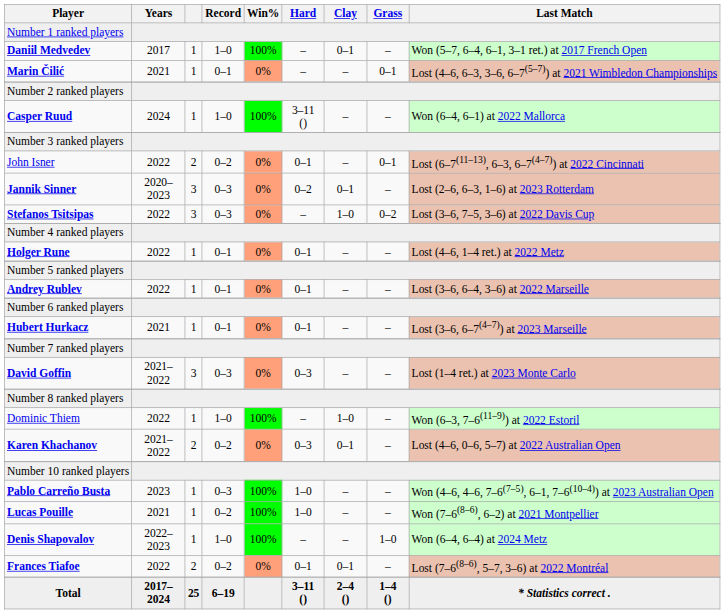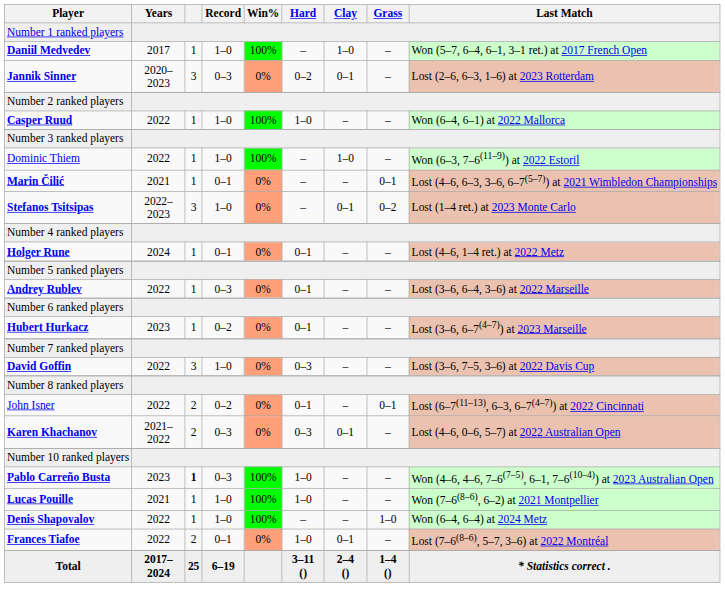(345, 50) 0–1 -> (345, 50) 1–0
rows swapped: (42, 188) <-> (36, 70)
(159, 116) 2024 -> (159, 119) 2022
(303, 116) 3–11 () -> (303, 119) 1–0
rows swapped: (43, 418) <-> (31, 161)
(159, 213) 2022 -> (159, 207) 2022–2023
(223, 213) 0–3 -> (223, 207) 1–0
(345, 213) 1–0 -> (345, 207) 0–1
(503, 213) Lost (3–6, 7–5, 3–6) at 2022 Davis Cup -> (494, 207) Lost (1–4 ret.) at 2023 Monte Carlo
(159, 251) 2022 -> (159, 251) 2024
(223, 288) 0–1 -> (223, 288) 0–3
(159, 327) 2021 -> (159, 327) 2023
(223, 327) 0–1 -> (223, 327) 0–2
(159, 372) 2021–2022 -> (159, 366) 2022
(223, 372) 0–3 -> (223, 366) 1–0
(494, 372) Lost (1–4 ret.) at 2023 Monte Carlo -> (503, 366) Lost (3–6, 7–5, 3–6) at 2022 Davis Cup
(223, 445) 0–2 -> (223, 431) 0–3
(194, 490) normal -> (194, 477) bold
(223, 512) 0–2 -> (223, 498) 1–0
(159, 539) 2022–2023 -> (159, 519) 2022
(223, 565) 0–2 -> (223, 539) 0–1
(303, 565) 0–1 -> (303, 539) 1–0
